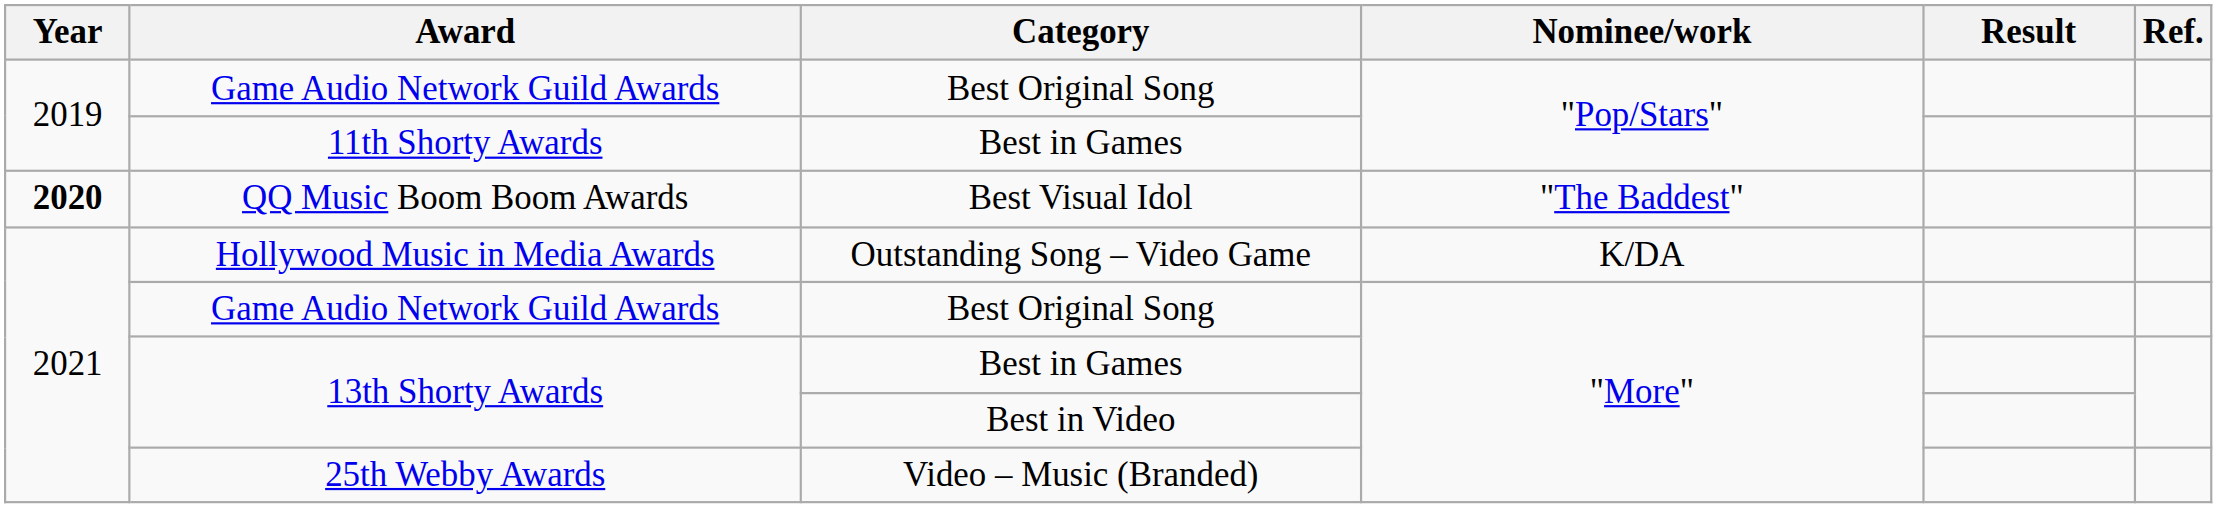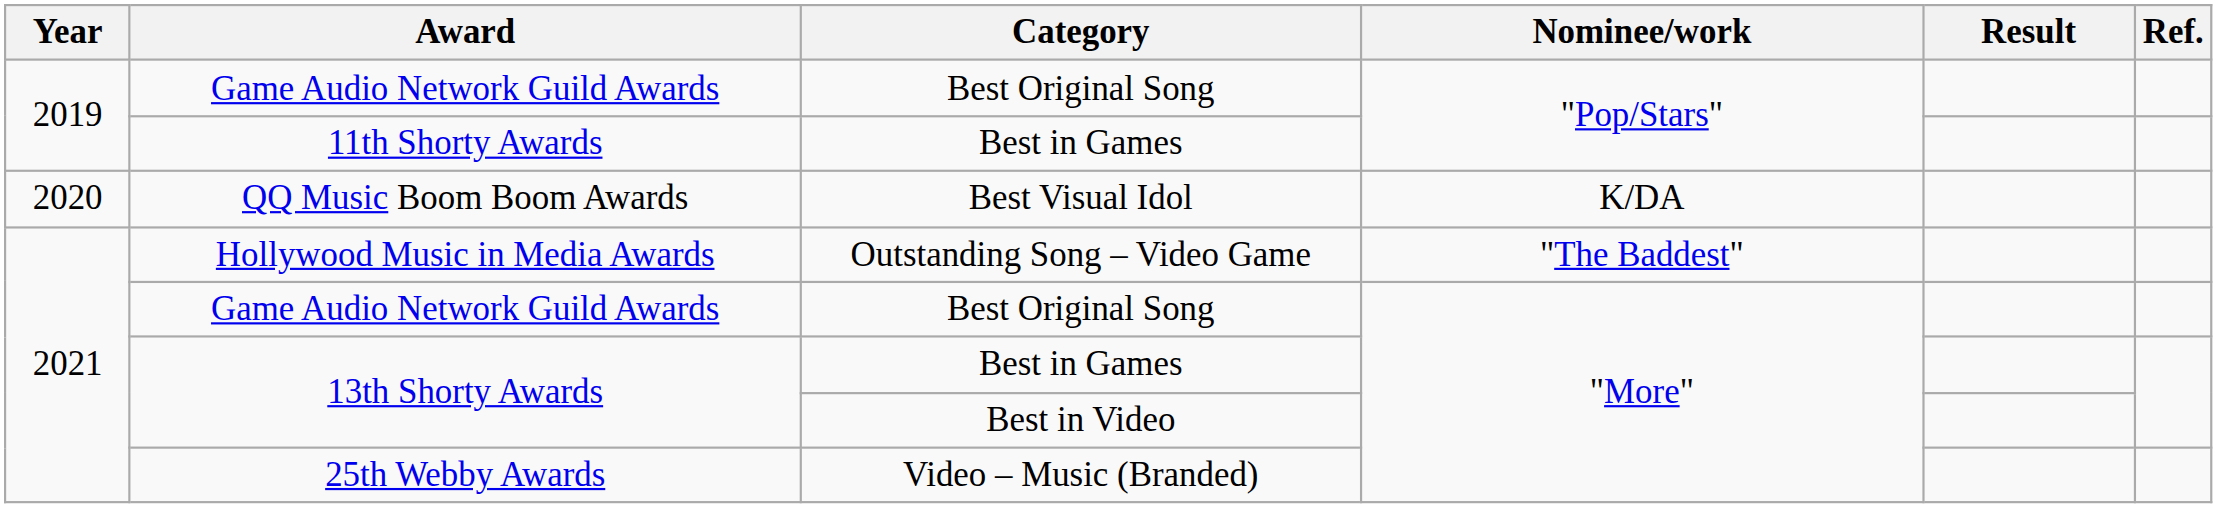(68, 198) bold -> (68, 198) normal
(1642, 198) "The Baddest" -> (1642, 198) K/DA
(1642, 253) K/DA -> (1642, 253) "The Baddest"
